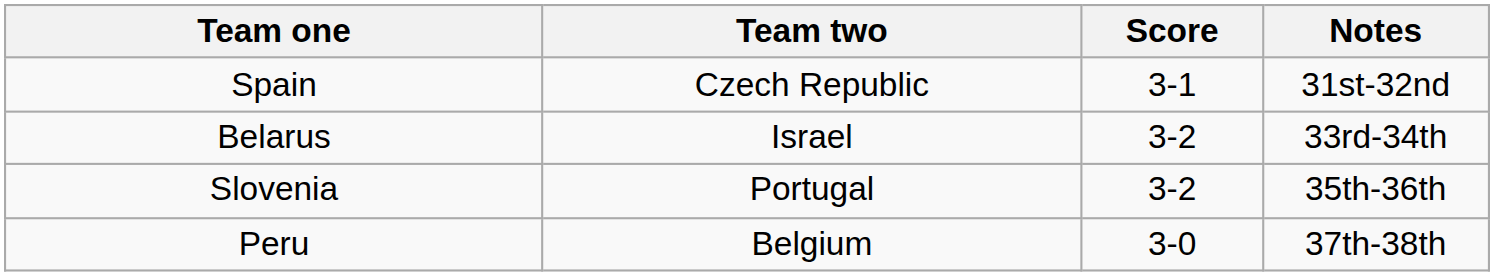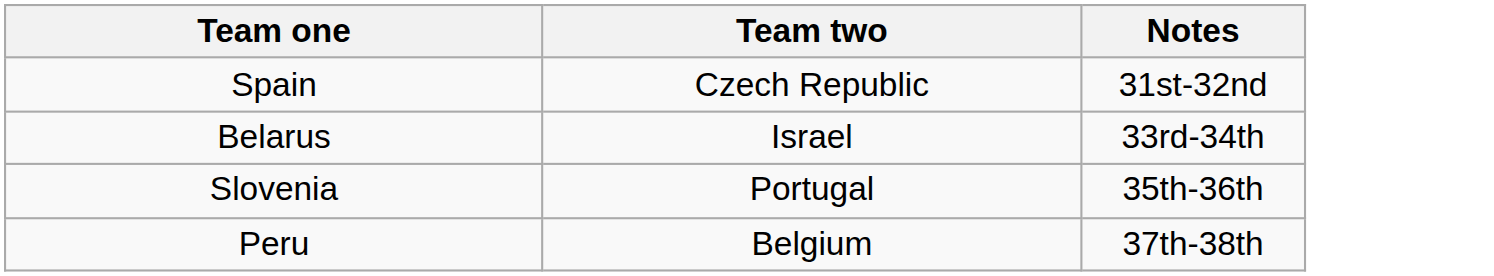- column: (1172, 31)
